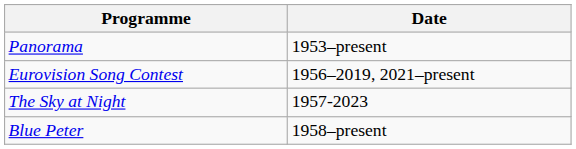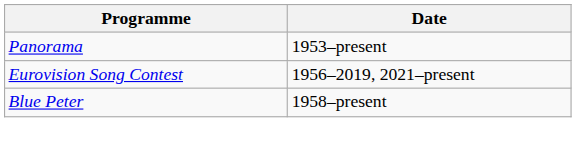- row: (67, 102)
